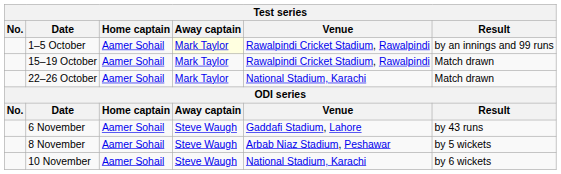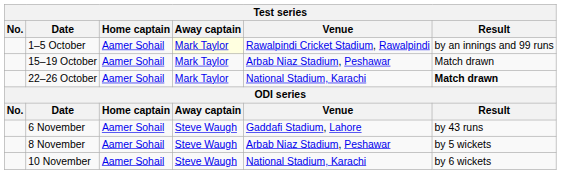(338, 62) Rawalpindi Cricket Stadium, Rawalpindi -> (318, 62) Arbab Niaz Stadium, Peshawar
(464, 78) normal -> (466, 78) bold
